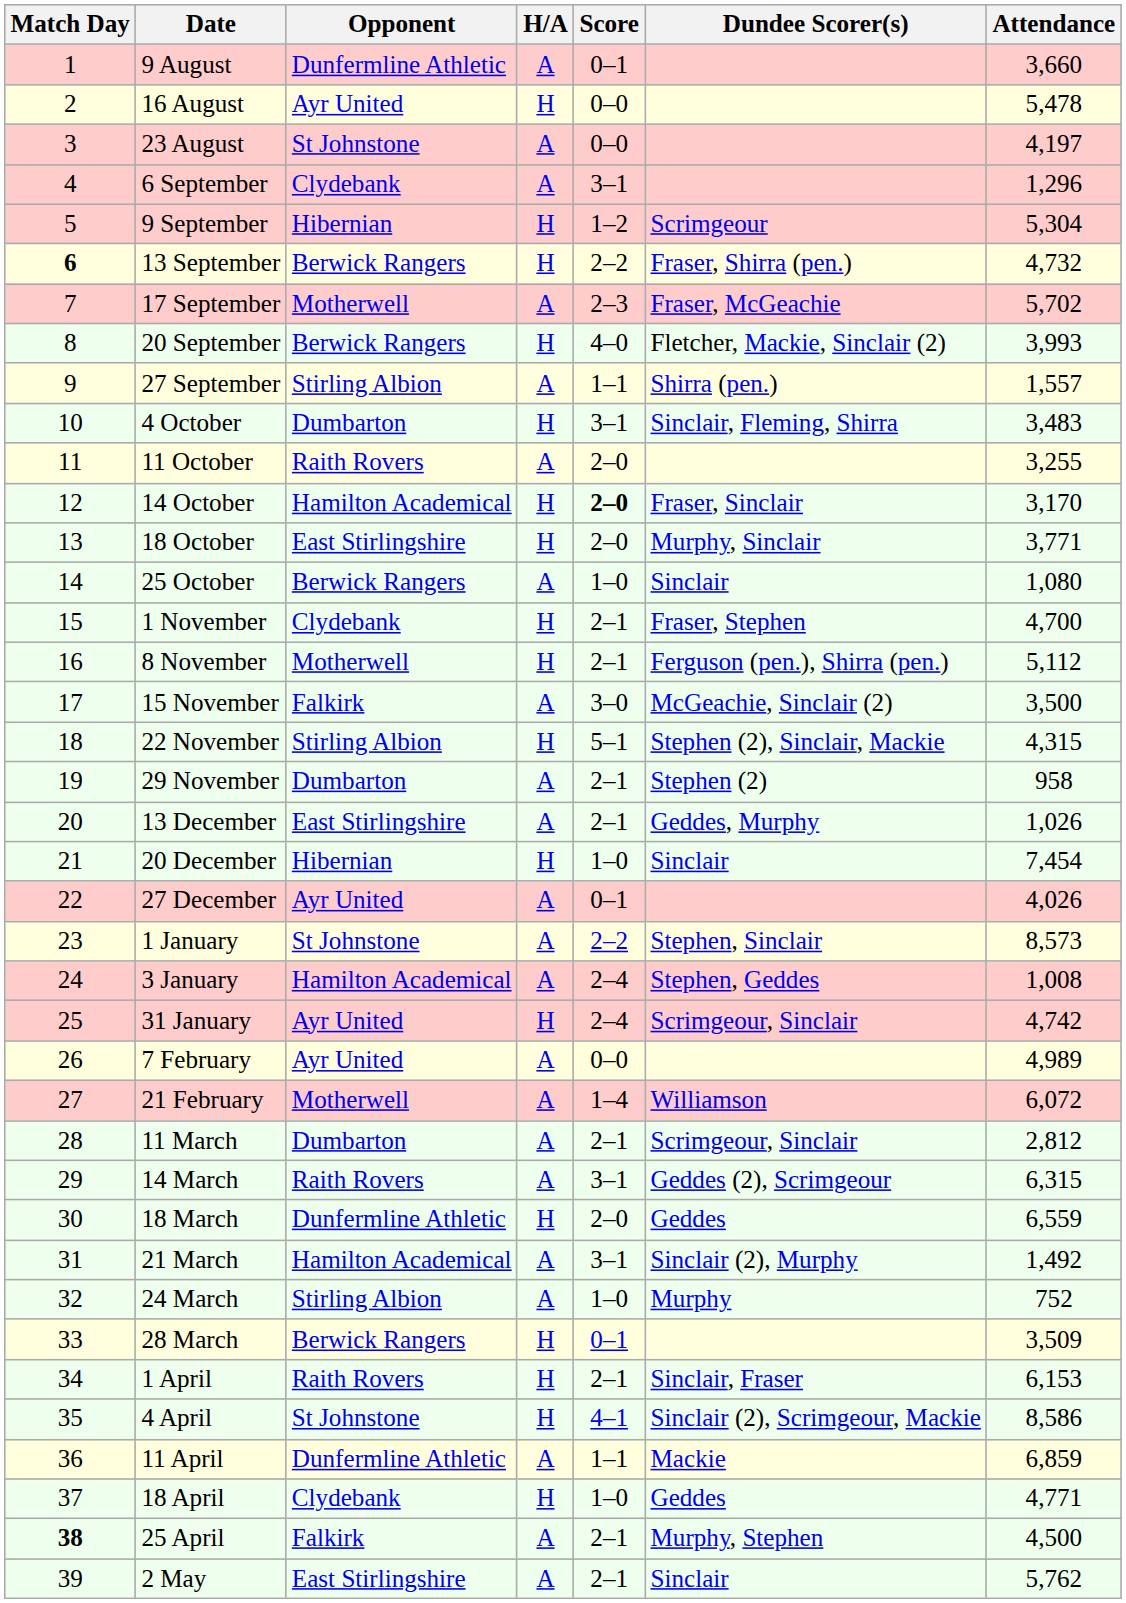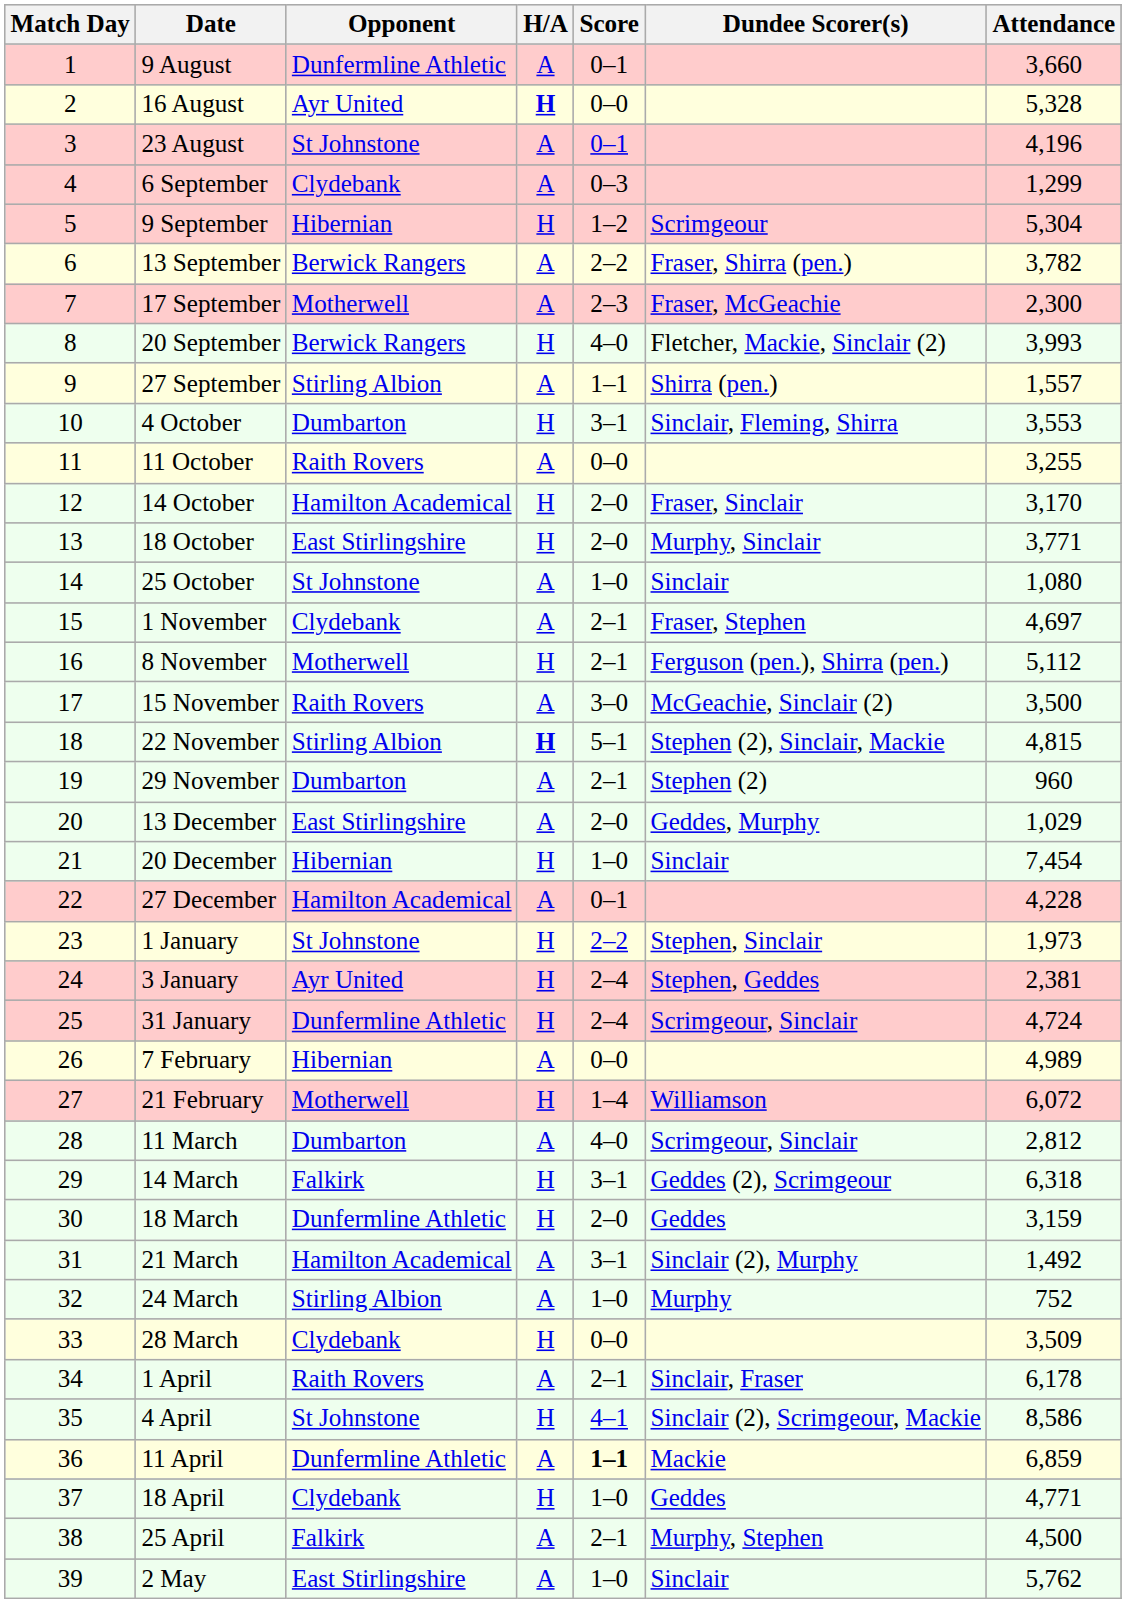(545, 104) normal -> (545, 104) bold
(1054, 104) 5,478 -> (1054, 104) 5,328
(609, 143) 0–0 -> (609, 143) 0–1
(1054, 143) 4,197 -> (1054, 143) 4,196
(609, 183) 3–1 -> (609, 183) 0–3
(1054, 183) 1,296 -> (1054, 183) 1,299
(70, 263) bold -> (70, 263) normal
(545, 263) H -> (545, 263) A
(1054, 263) 4,732 -> (1054, 263) 3,782
(1054, 303) 5,702 -> (1054, 303) 2,300
(1054, 422) 3,483 -> (1054, 422) 3,553
(609, 462) 2–0 -> (609, 462) 0–0
(609, 502) bold -> (609, 502) normal
(379, 582) Berwick Rangers -> (356, 582) St Johnstone
(545, 622) H -> (545, 622) A
(1054, 622) 4,700 -> (1054, 622) 4,697
(328, 701) Falkirk -> (358, 701) Raith Rovers
(545, 741) normal -> (545, 741) bold
(1054, 741) 4,315 -> (1054, 741) 4,815
(1054, 781) 958 -> (1054, 781) 960
(609, 821) 2–1 -> (609, 821) 2–0
(1054, 821) 1,026 -> (1054, 821) 1,029
(348, 900) Ayr United -> (402, 900) Hamilton Academical
(1054, 900) 4,026 -> (1054, 900) 4,228
(545, 940) A -> (545, 940) H
(1054, 940) 8,573 -> (1054, 940) 1,973
(402, 980) Hamilton Academical -> (348, 980) Ayr United
(545, 980) A -> (545, 980) H
(1054, 980) 1,008 -> (1054, 980) 2,381
(348, 1020) Ayr United -> (399, 1020) Dunfermline Athletic
(1054, 1020) 4,742 -> (1054, 1020) 4,724
(348, 1060) Ayr United -> (342, 1060) Hibernian
(545, 1100) A -> (545, 1100) H
(609, 1139) 2–1 -> (609, 1139) 4–0
(358, 1179) Raith Rovers -> (328, 1179) Falkirk
(545, 1179) A -> (545, 1179) H
(1054, 1179) 6,315 -> (1054, 1179) 6,318
(1054, 1219) 6,559 -> (1054, 1219) 3,159
(379, 1339) Berwick Rangers -> (346, 1339) Clydebank
(609, 1339) 0–1 -> (609, 1339) 0–0
(545, 1378) H -> (545, 1378) A
(1054, 1378) 6,153 -> (1054, 1378) 6,178
(609, 1458) normal -> (609, 1458) bold
(70, 1538) bold -> (70, 1538) normal
(609, 1578) 2–1 -> (609, 1578) 1–0
